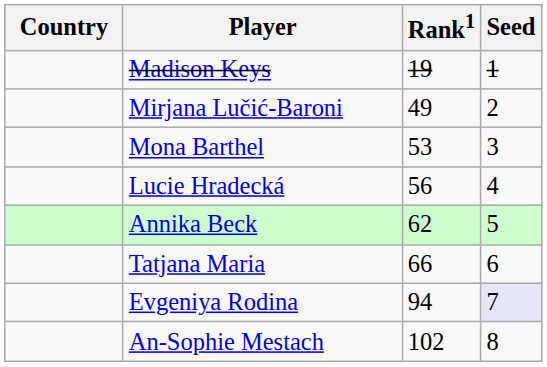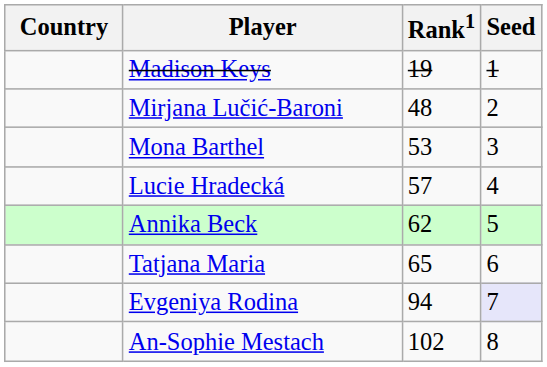(420, 108) 49 -> (420, 108) 48
(420, 185) 56 -> (420, 185) 57
(420, 263) 66 -> (420, 263) 65
